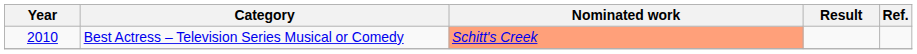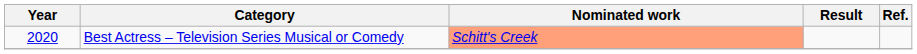(42, 37) 2010 -> (42, 37) 2020
